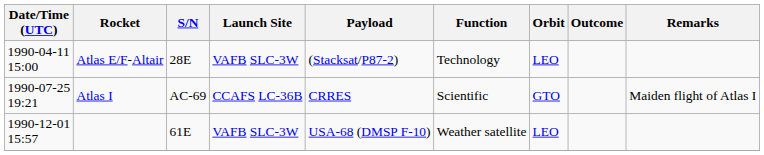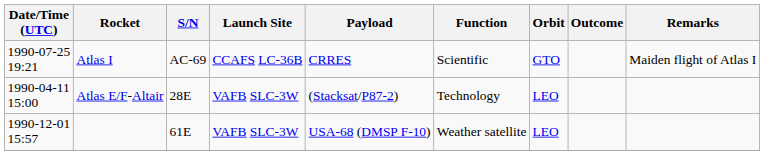rows swapped: (39, 59) <-> (39, 95)
